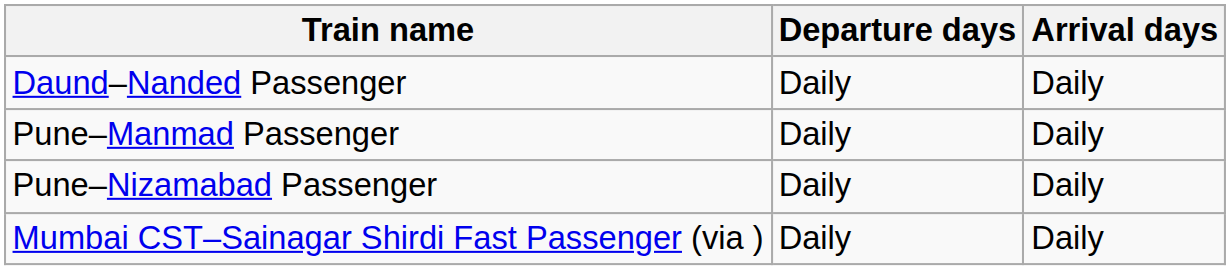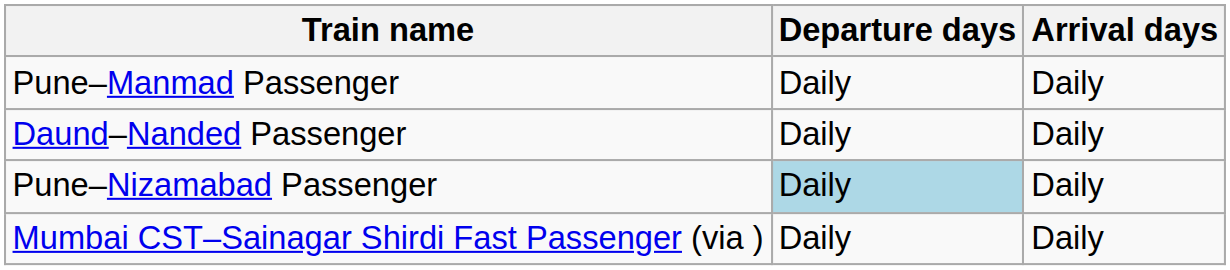rows swapped: (209, 82) <-> (206, 133)
(815, 185) no background -> (815, 185) lightblue background
